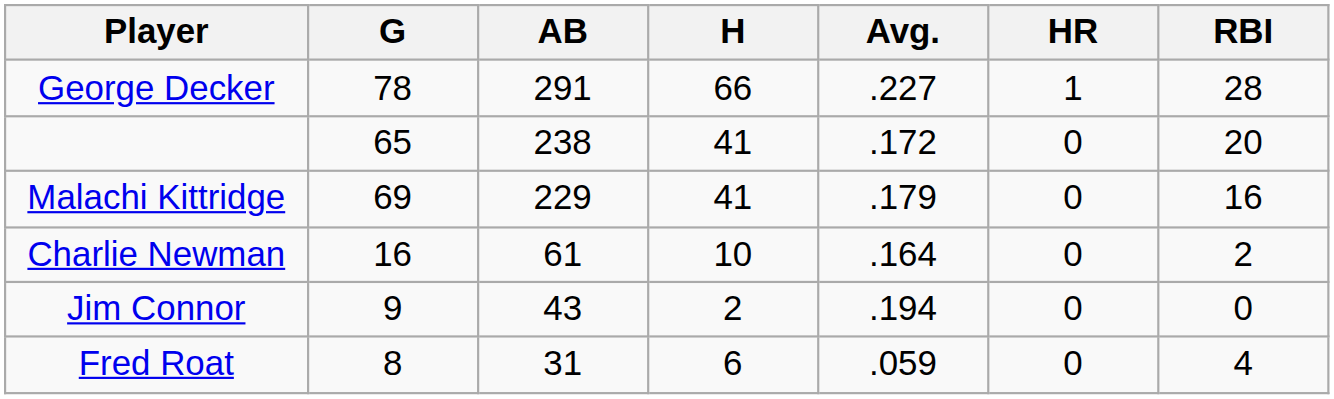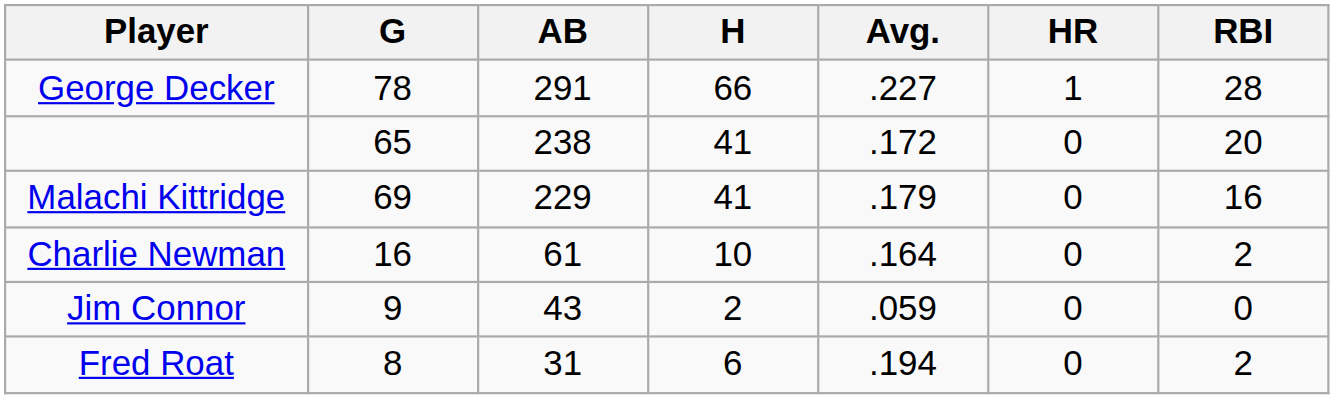(903, 308) .194 -> (903, 308) .059
(903, 364) .059 -> (903, 364) .194
(1243, 364) 4 -> (1243, 364) 2
